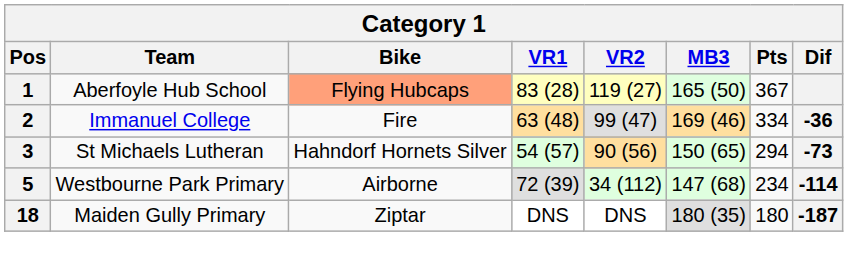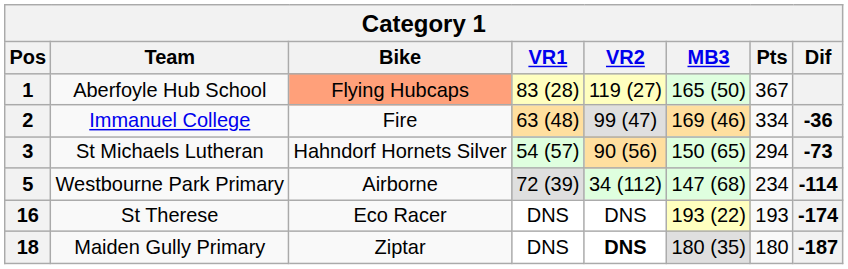+ row: (28, 215)
(625, 215) normal -> (625, 247) bold
